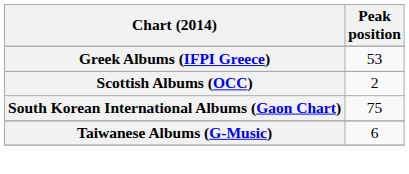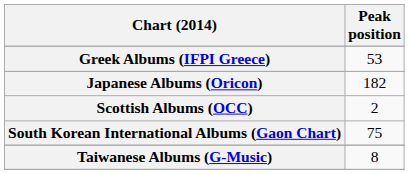+ row: (175, 83)
(375, 132) 6 -> (375, 157) 8
